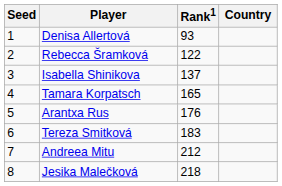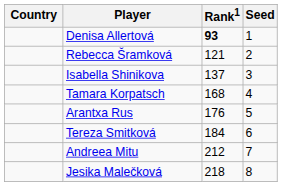columns swapped: (248, 15) <-> (22, 15)
(187, 36) normal -> (211, 36) bold
(191, 56) 122 -> (215, 56) 121
(191, 94) 165 -> (215, 94) 168
(191, 133) 183 -> (215, 133) 184
